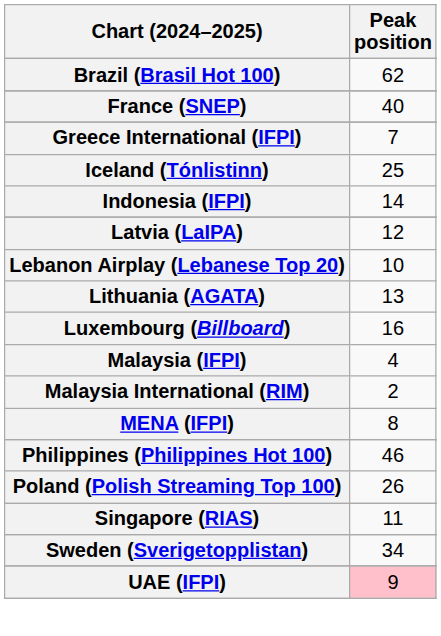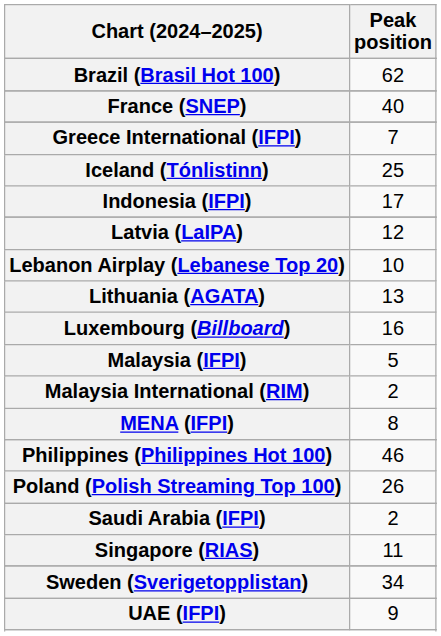(393, 201) 14 -> (393, 201) 17
(393, 360) 4 -> (393, 360) 5
+ row: (177, 518)
(393, 582) pink background -> (393, 613) no background
